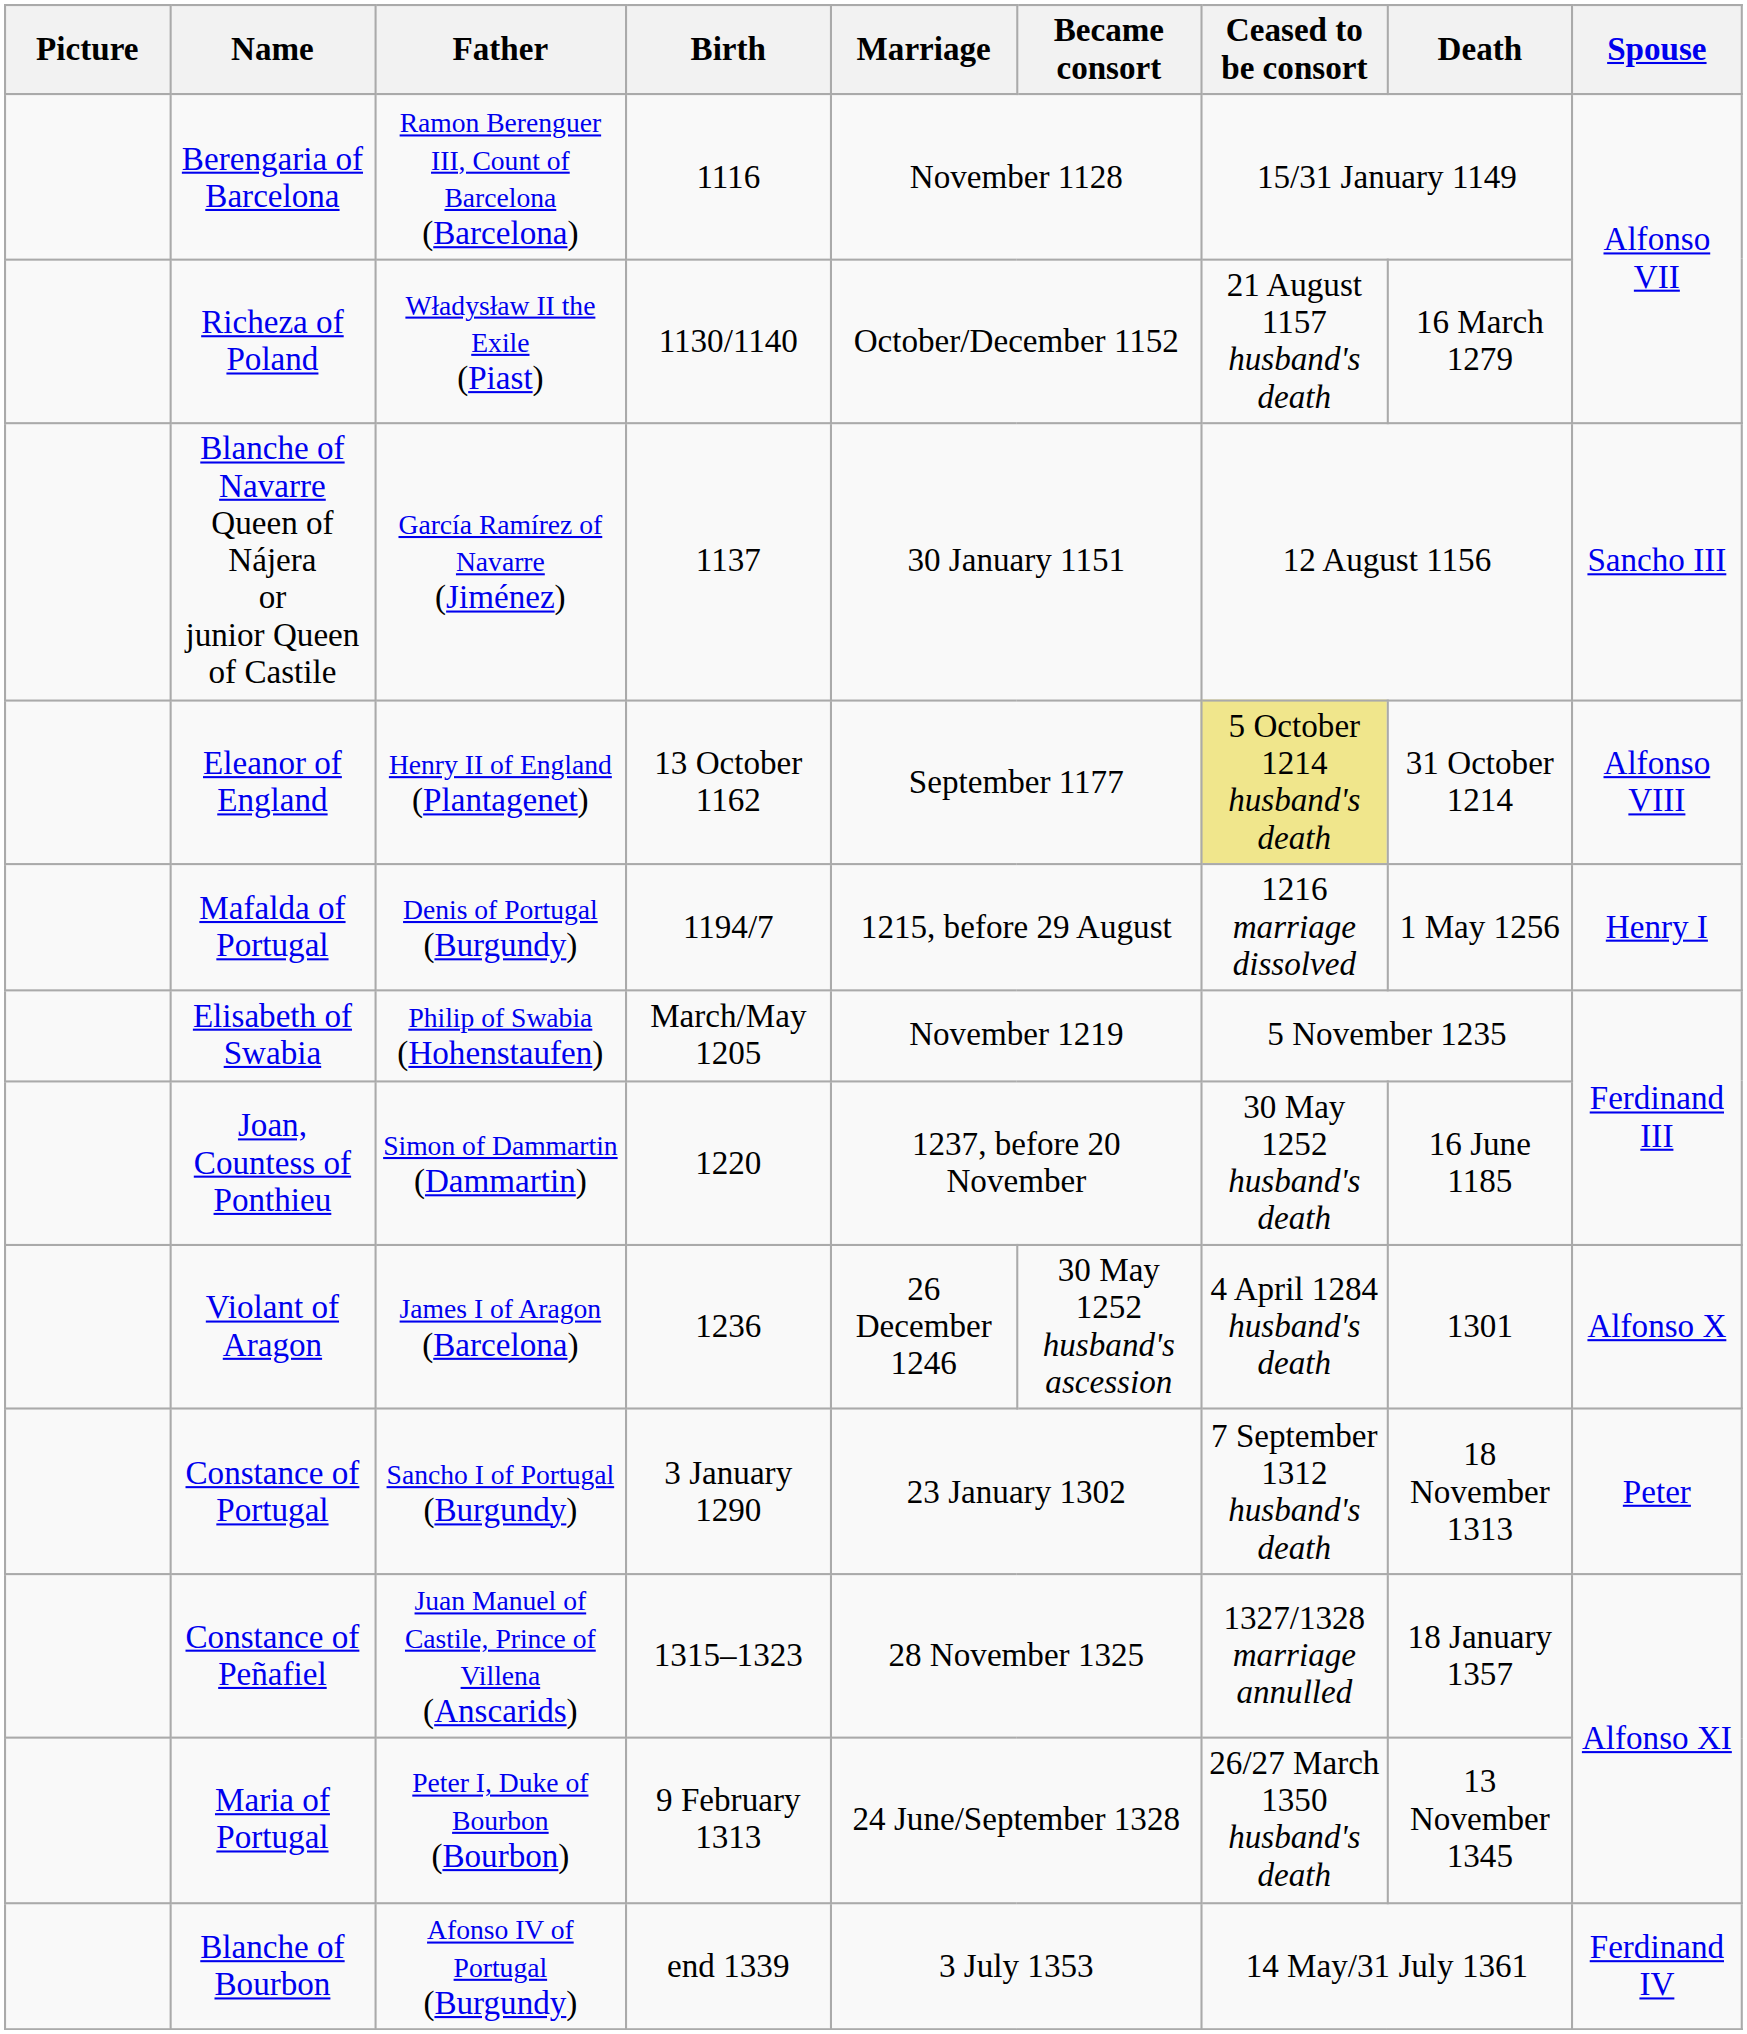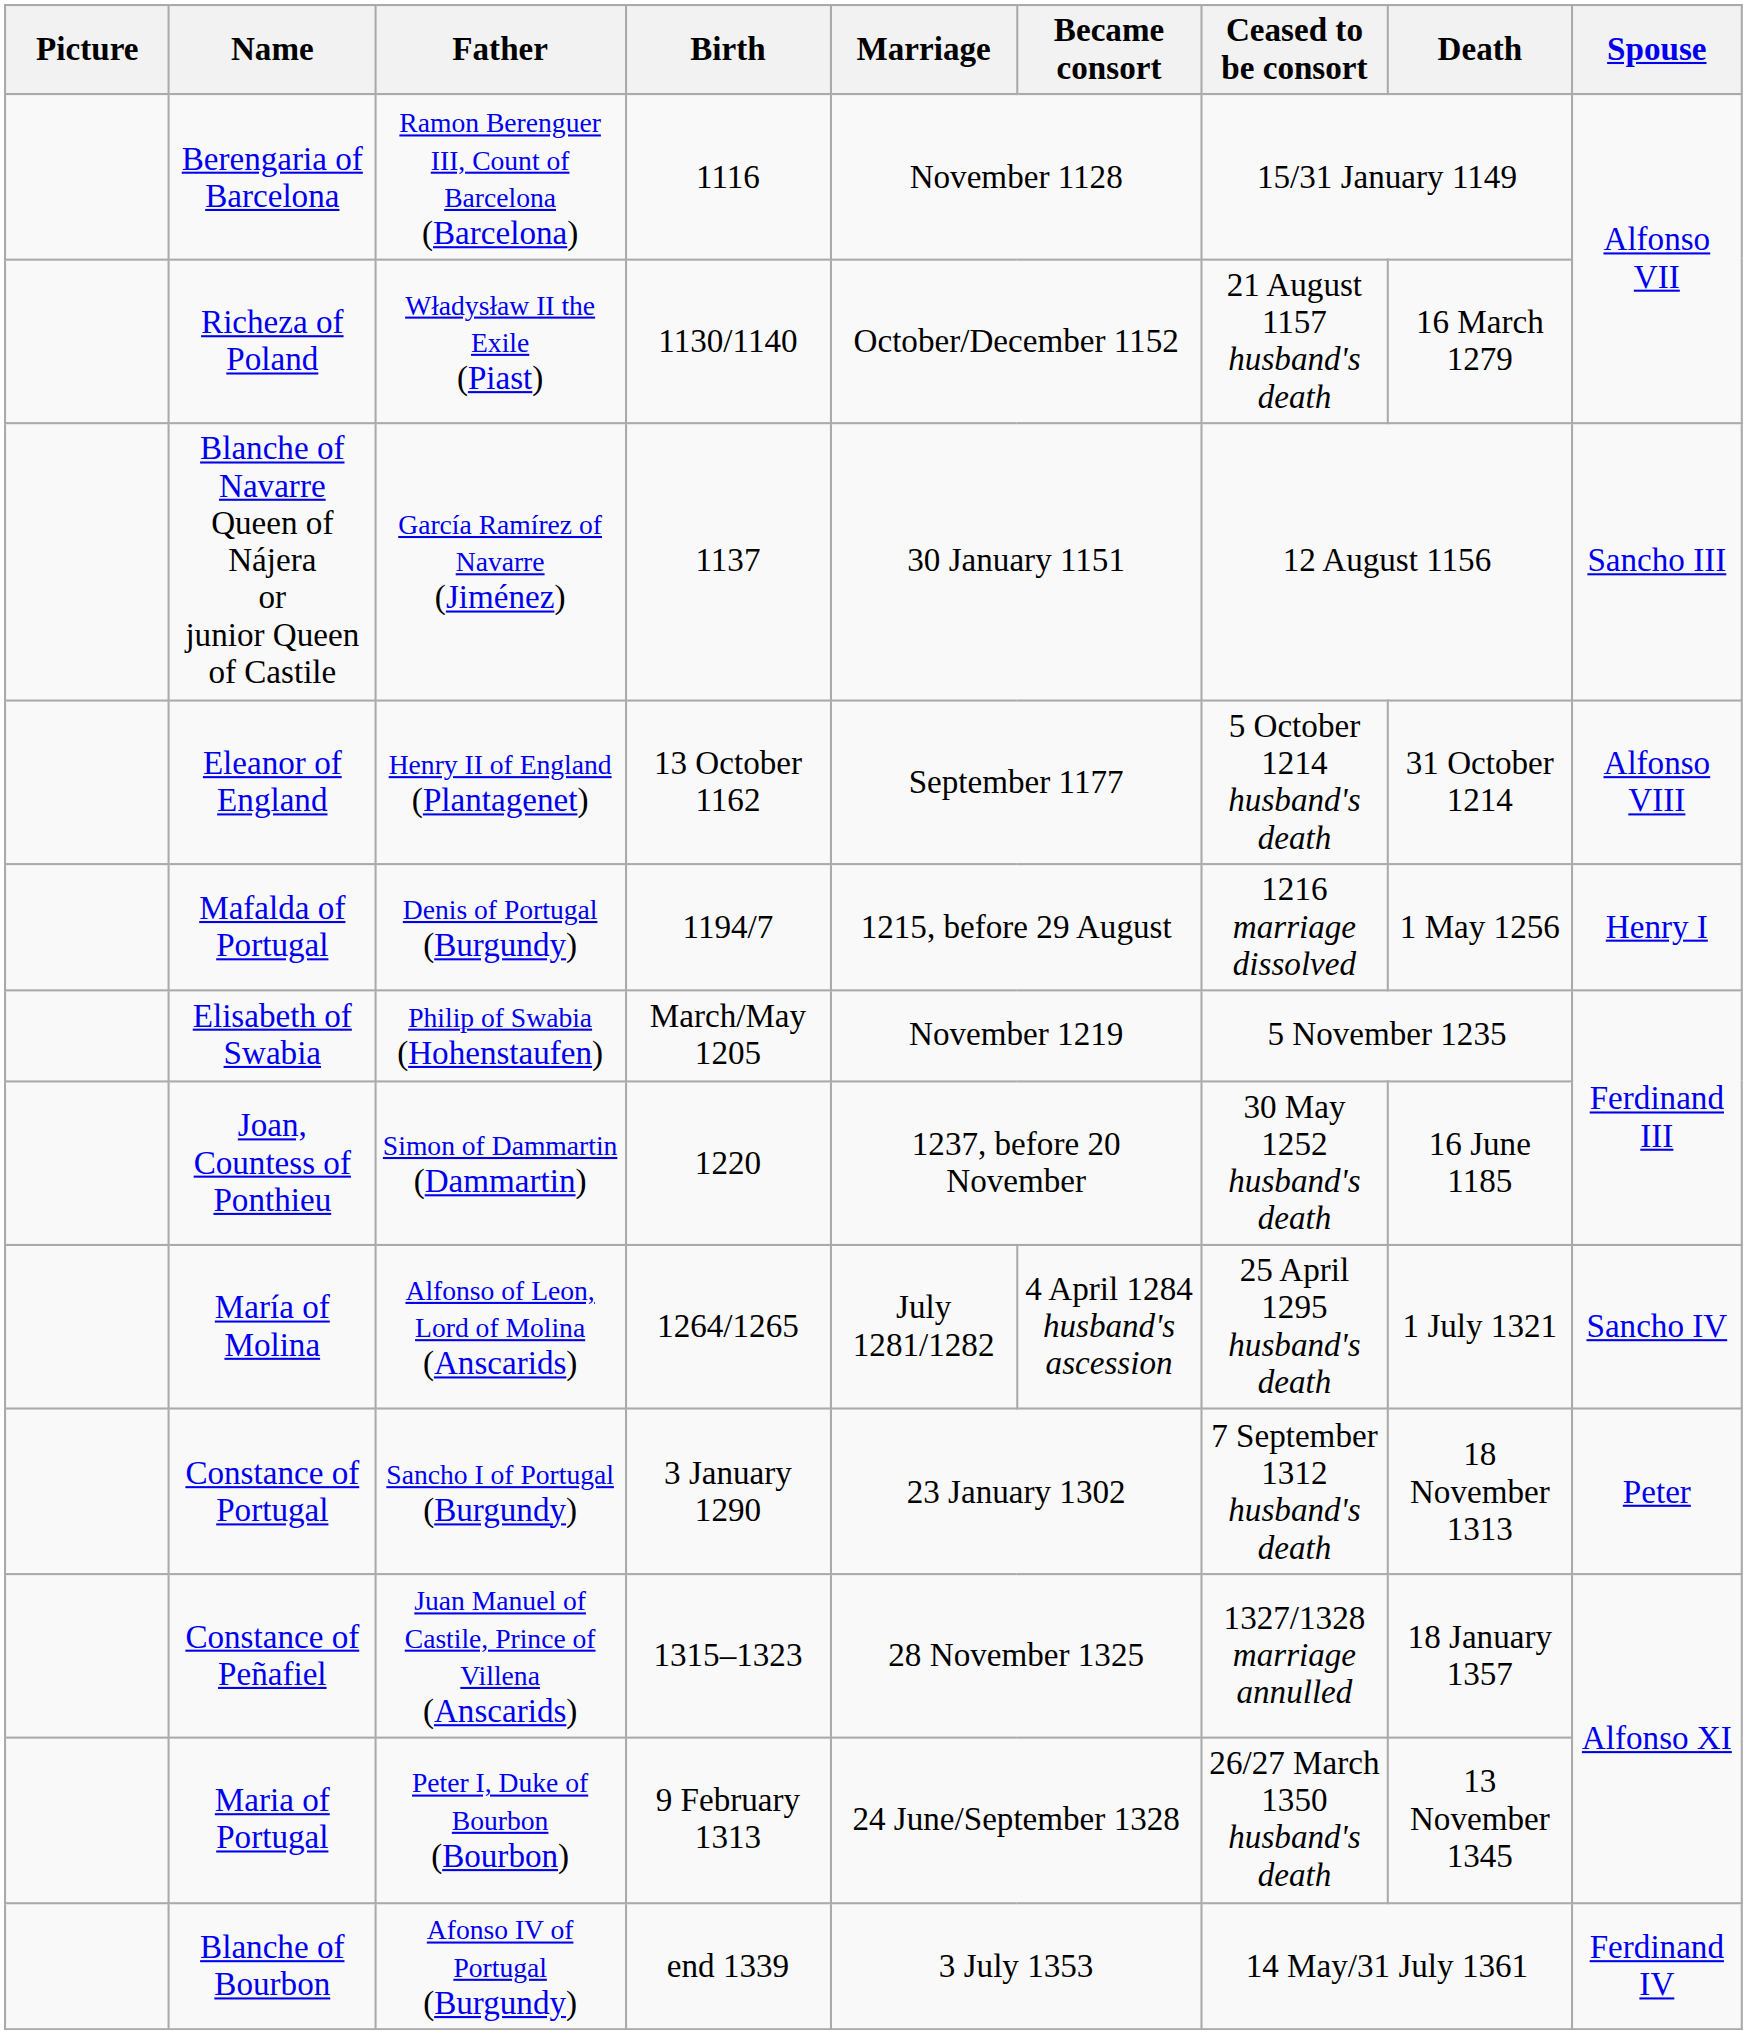(1294, 781) khaki background -> (1294, 781) no background
- row: (272, 1326)
+ row: (272, 1326)
